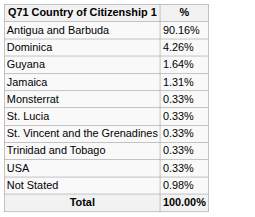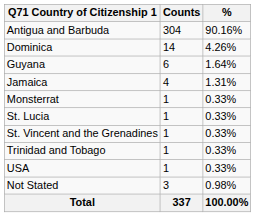+ column: (182, 13)
